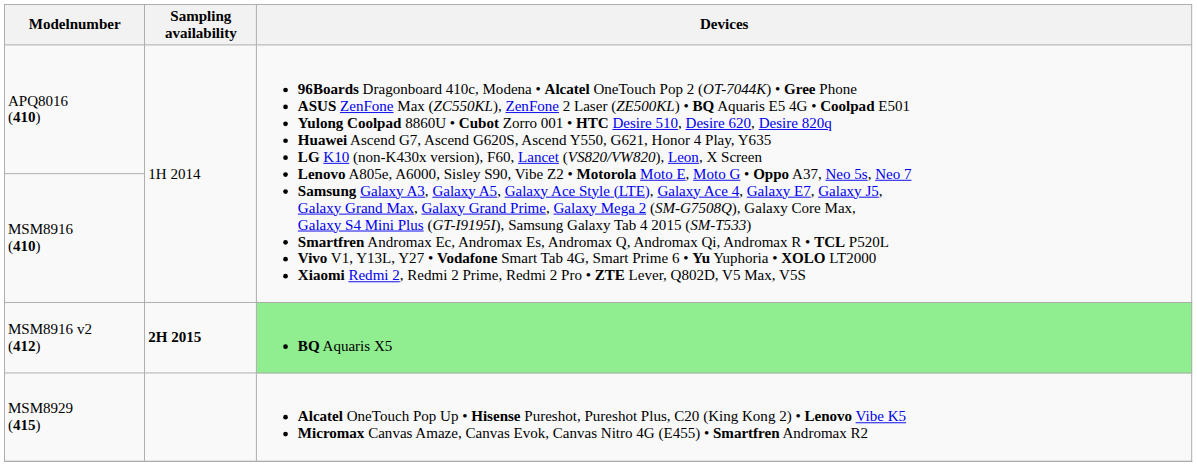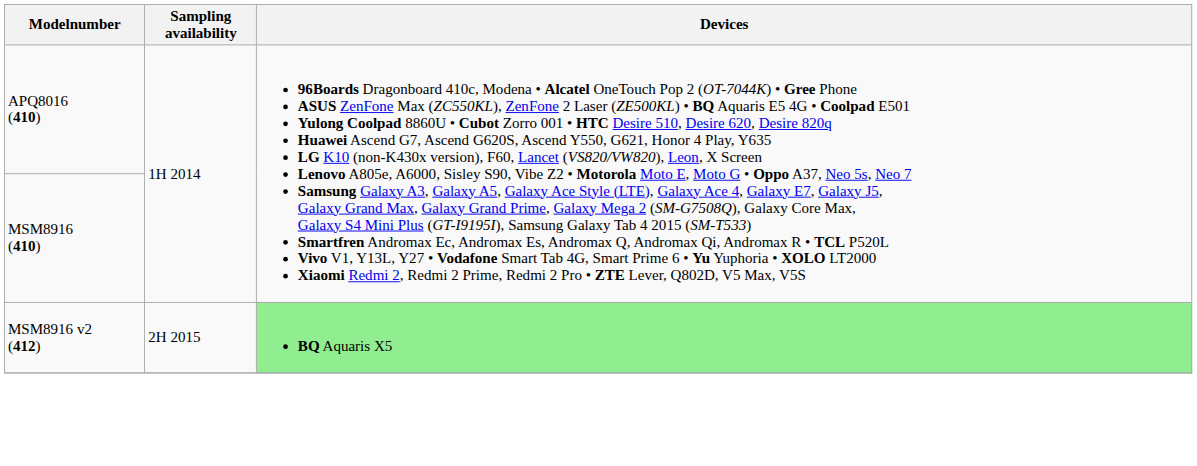(175, 337) bold -> (174, 337) normal
- row: (41, 416)
